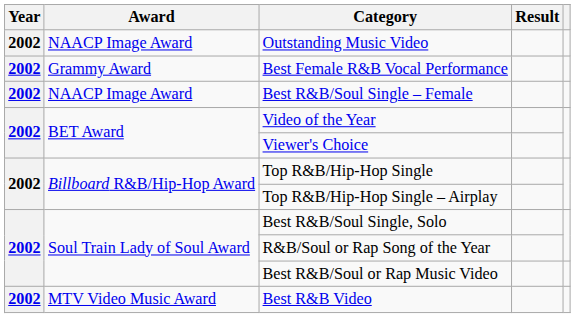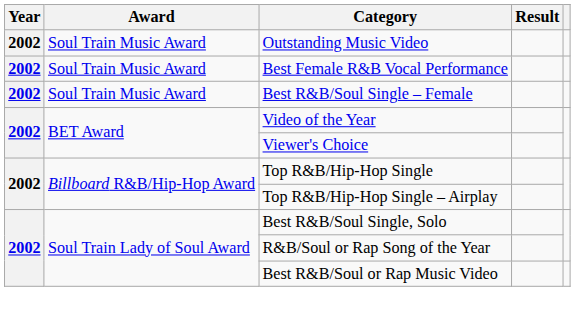(120, 42) NAACP Image Award -> (127, 42) Soul Train Music Award
(100, 68) Grammy Award -> (127, 68) Soul Train Music Award
(120, 94) NAACP Image Award -> (127, 94) Soul Train Music Award
- row: (317, 299)
